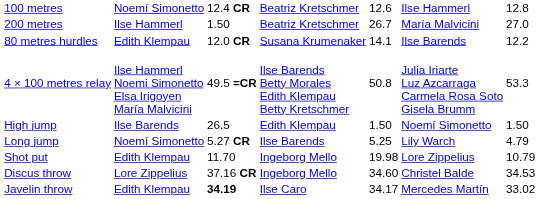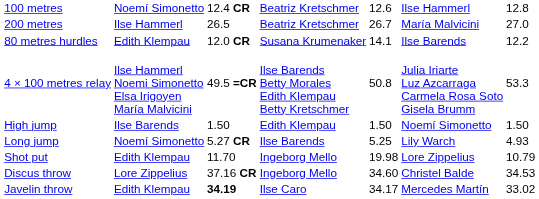(218, 24) 1.50 -> (218, 24) 26.5
(218, 125) 26.5 -> (218, 125) 1.50
(517, 141) 4.79 -> (517, 141) 4.93
